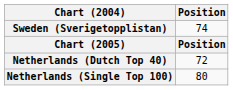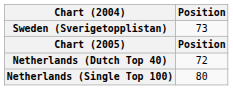(202, 29) 74 -> (202, 29) 73
